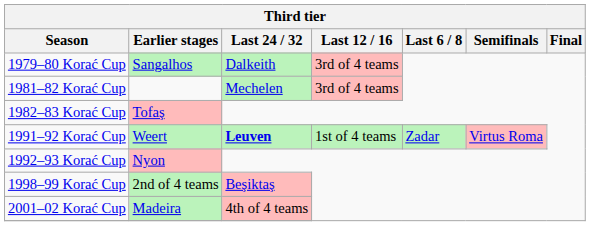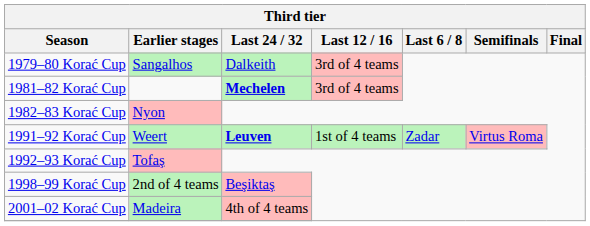(254, 88) normal -> (255, 88) bold
(149, 112) Tofaş -> (149, 112) Nyon
(149, 160) Nyon -> (149, 160) Tofaş
